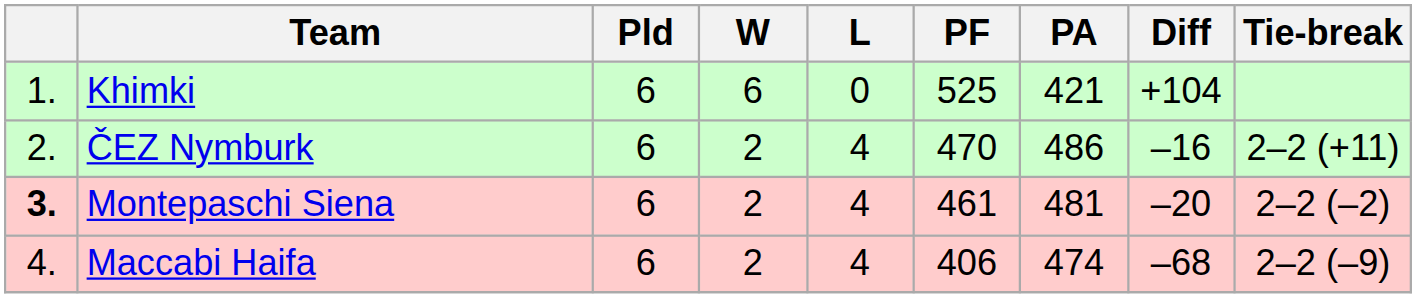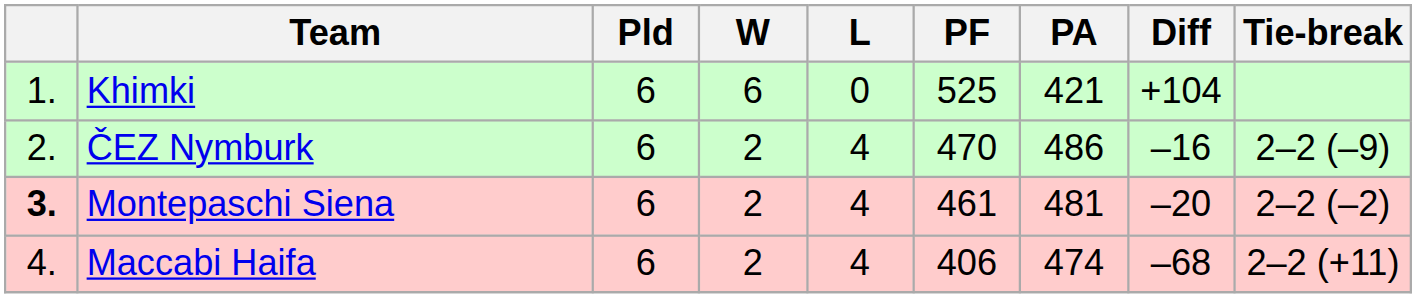(1323, 147) 2–2 (+11) -> (1323, 147) 2–2 (–9)
(1323, 262) 2–2 (–9) -> (1323, 262) 2–2 (+11)
